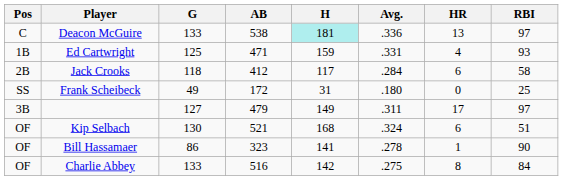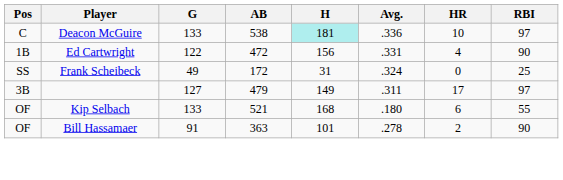(458, 33) 13 -> (458, 33) 10
(192, 52) 125 -> (192, 52) 122
(259, 52) 471 -> (259, 52) 472
(325, 52) 159 -> (325, 52) 156
(524, 52) 93 -> (524, 52) 90
- row: (100, 71)
(392, 90) .180 -> (392, 71) .324
(192, 128) 130 -> (192, 109) 133
(392, 128) .324 -> (392, 109) .180
(524, 128) 51 -> (524, 109) 55
(192, 147) 86 -> (192, 128) 91
(259, 147) 323 -> (259, 128) 363
(325, 147) 141 -> (325, 128) 101
(458, 147) 1 -> (458, 128) 2
- row: (100, 166)
